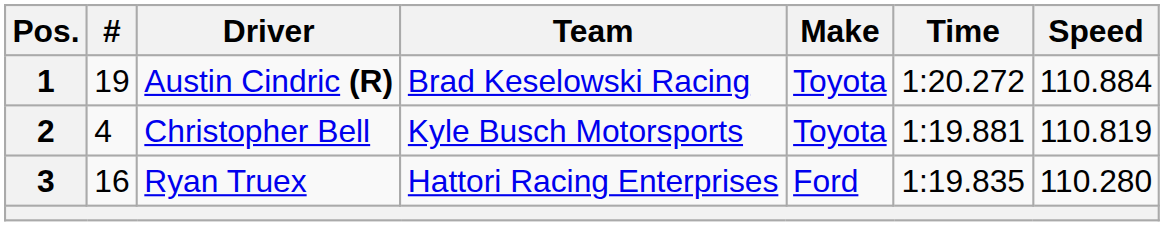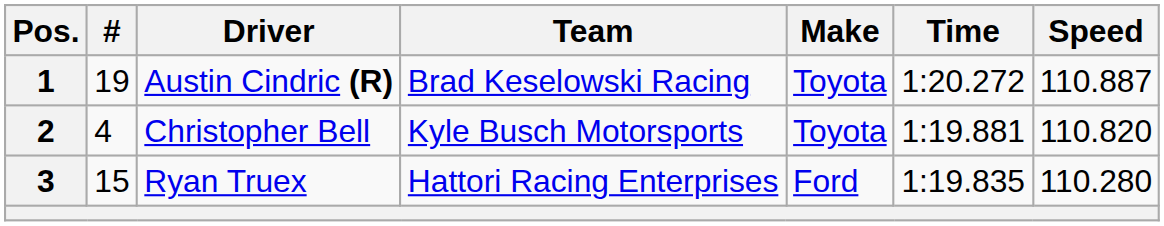(1096, 81) 110.884 -> (1096, 81) 110.887
(1096, 131) 110.819 -> (1096, 131) 110.820
(112, 181) 16 -> (112, 181) 15
